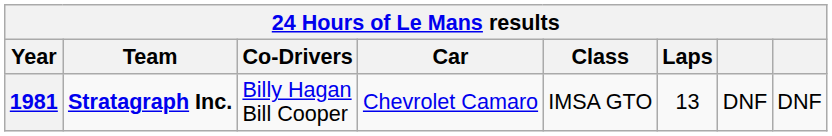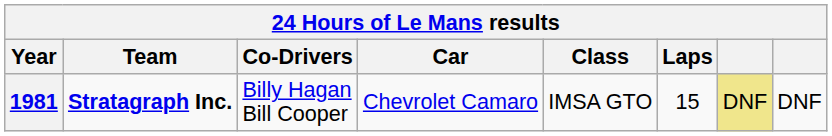(687, 102) 13 -> (687, 102) 15
(745, 102) no background -> (745, 102) khaki background
